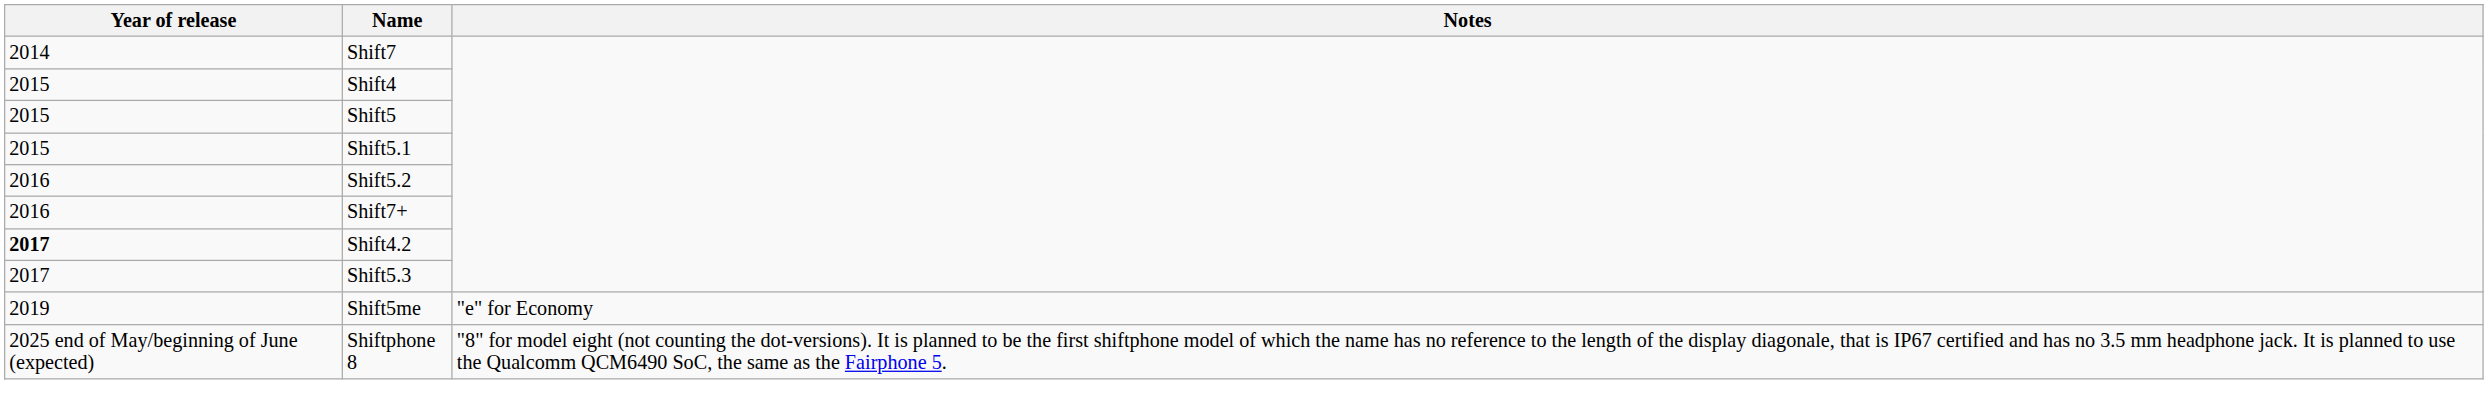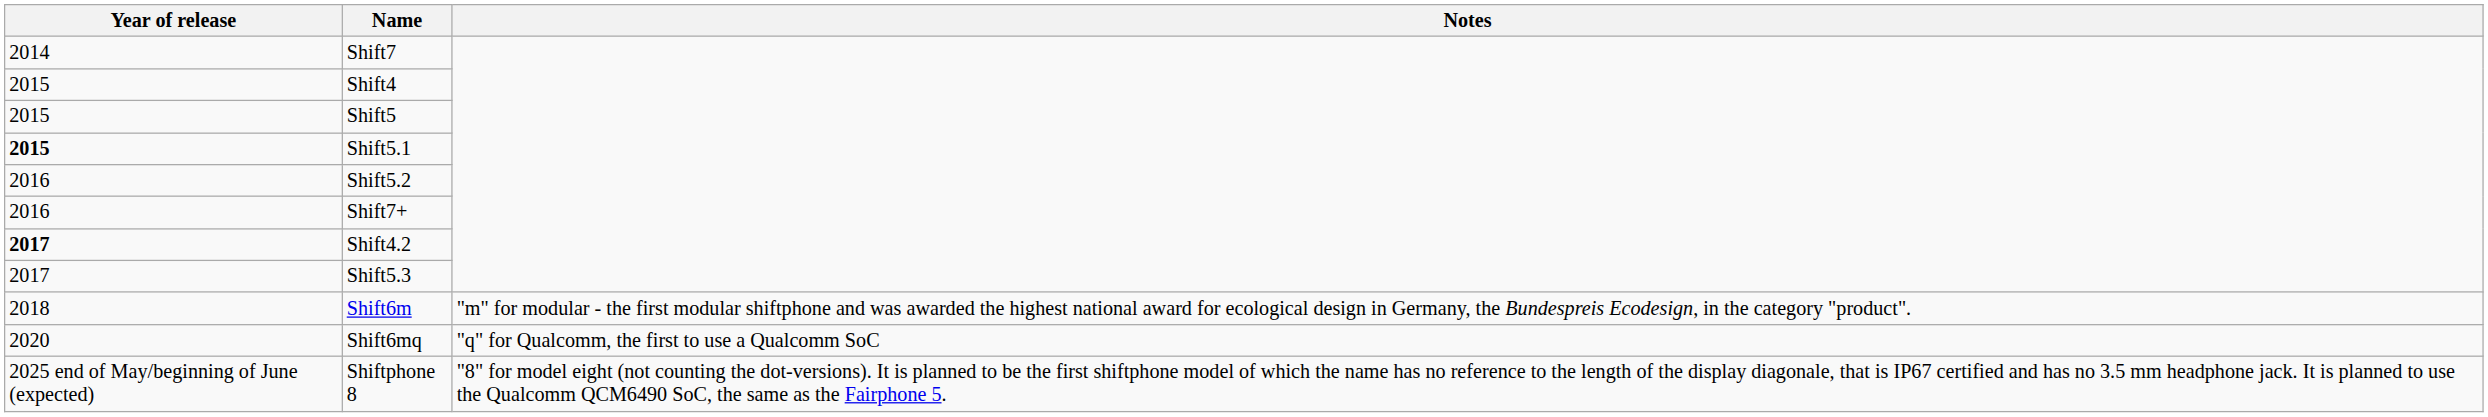(29, 148) normal -> (29, 148) bold
+ row: (379, 308)
- row: (384, 308)
+ row: (384, 340)
